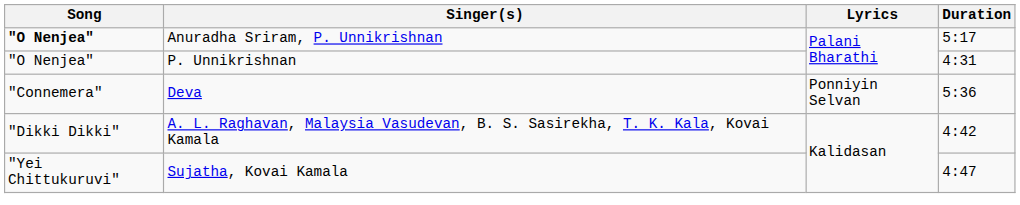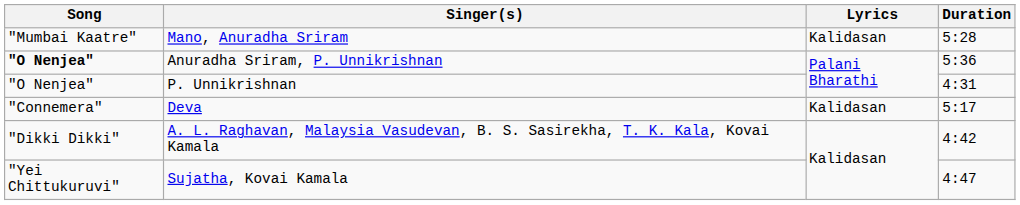+ row: (258, 40)
(960, 40) 5:17 -> (960, 63) 5:36
(843, 94) Ponniyin Selvan -> (848, 109) Kalidasan
(960, 94) 5:36 -> (960, 109) 5:17
